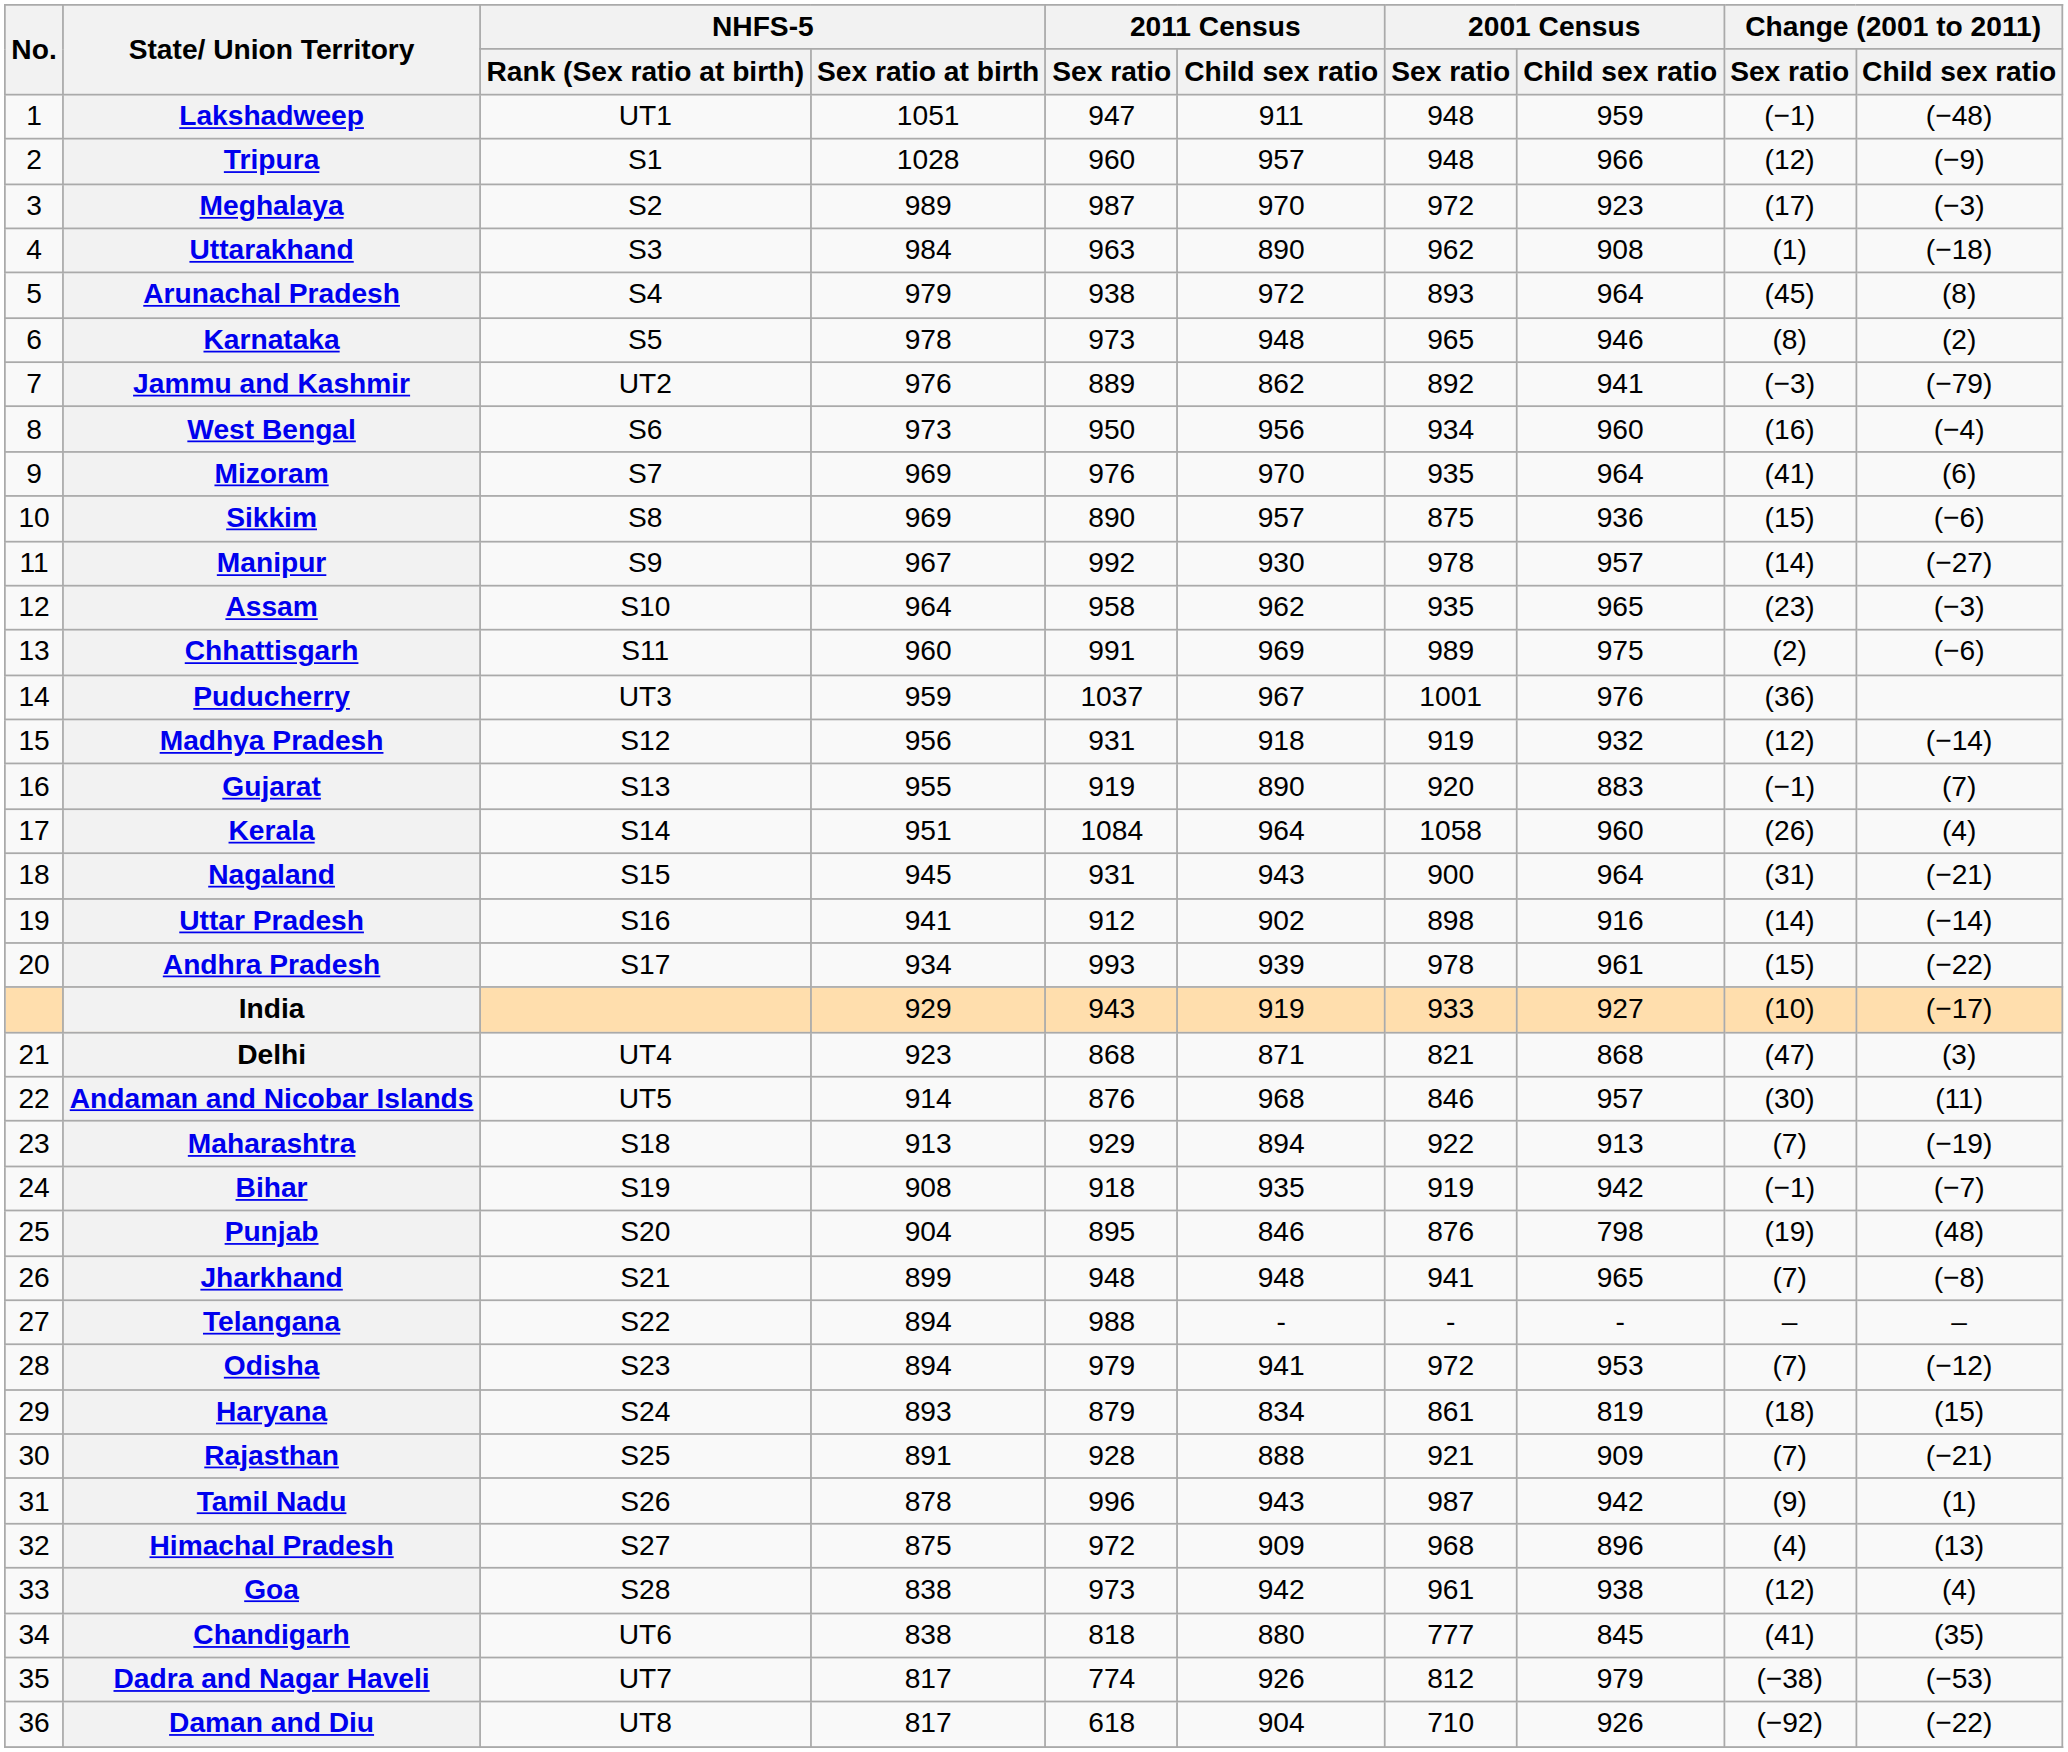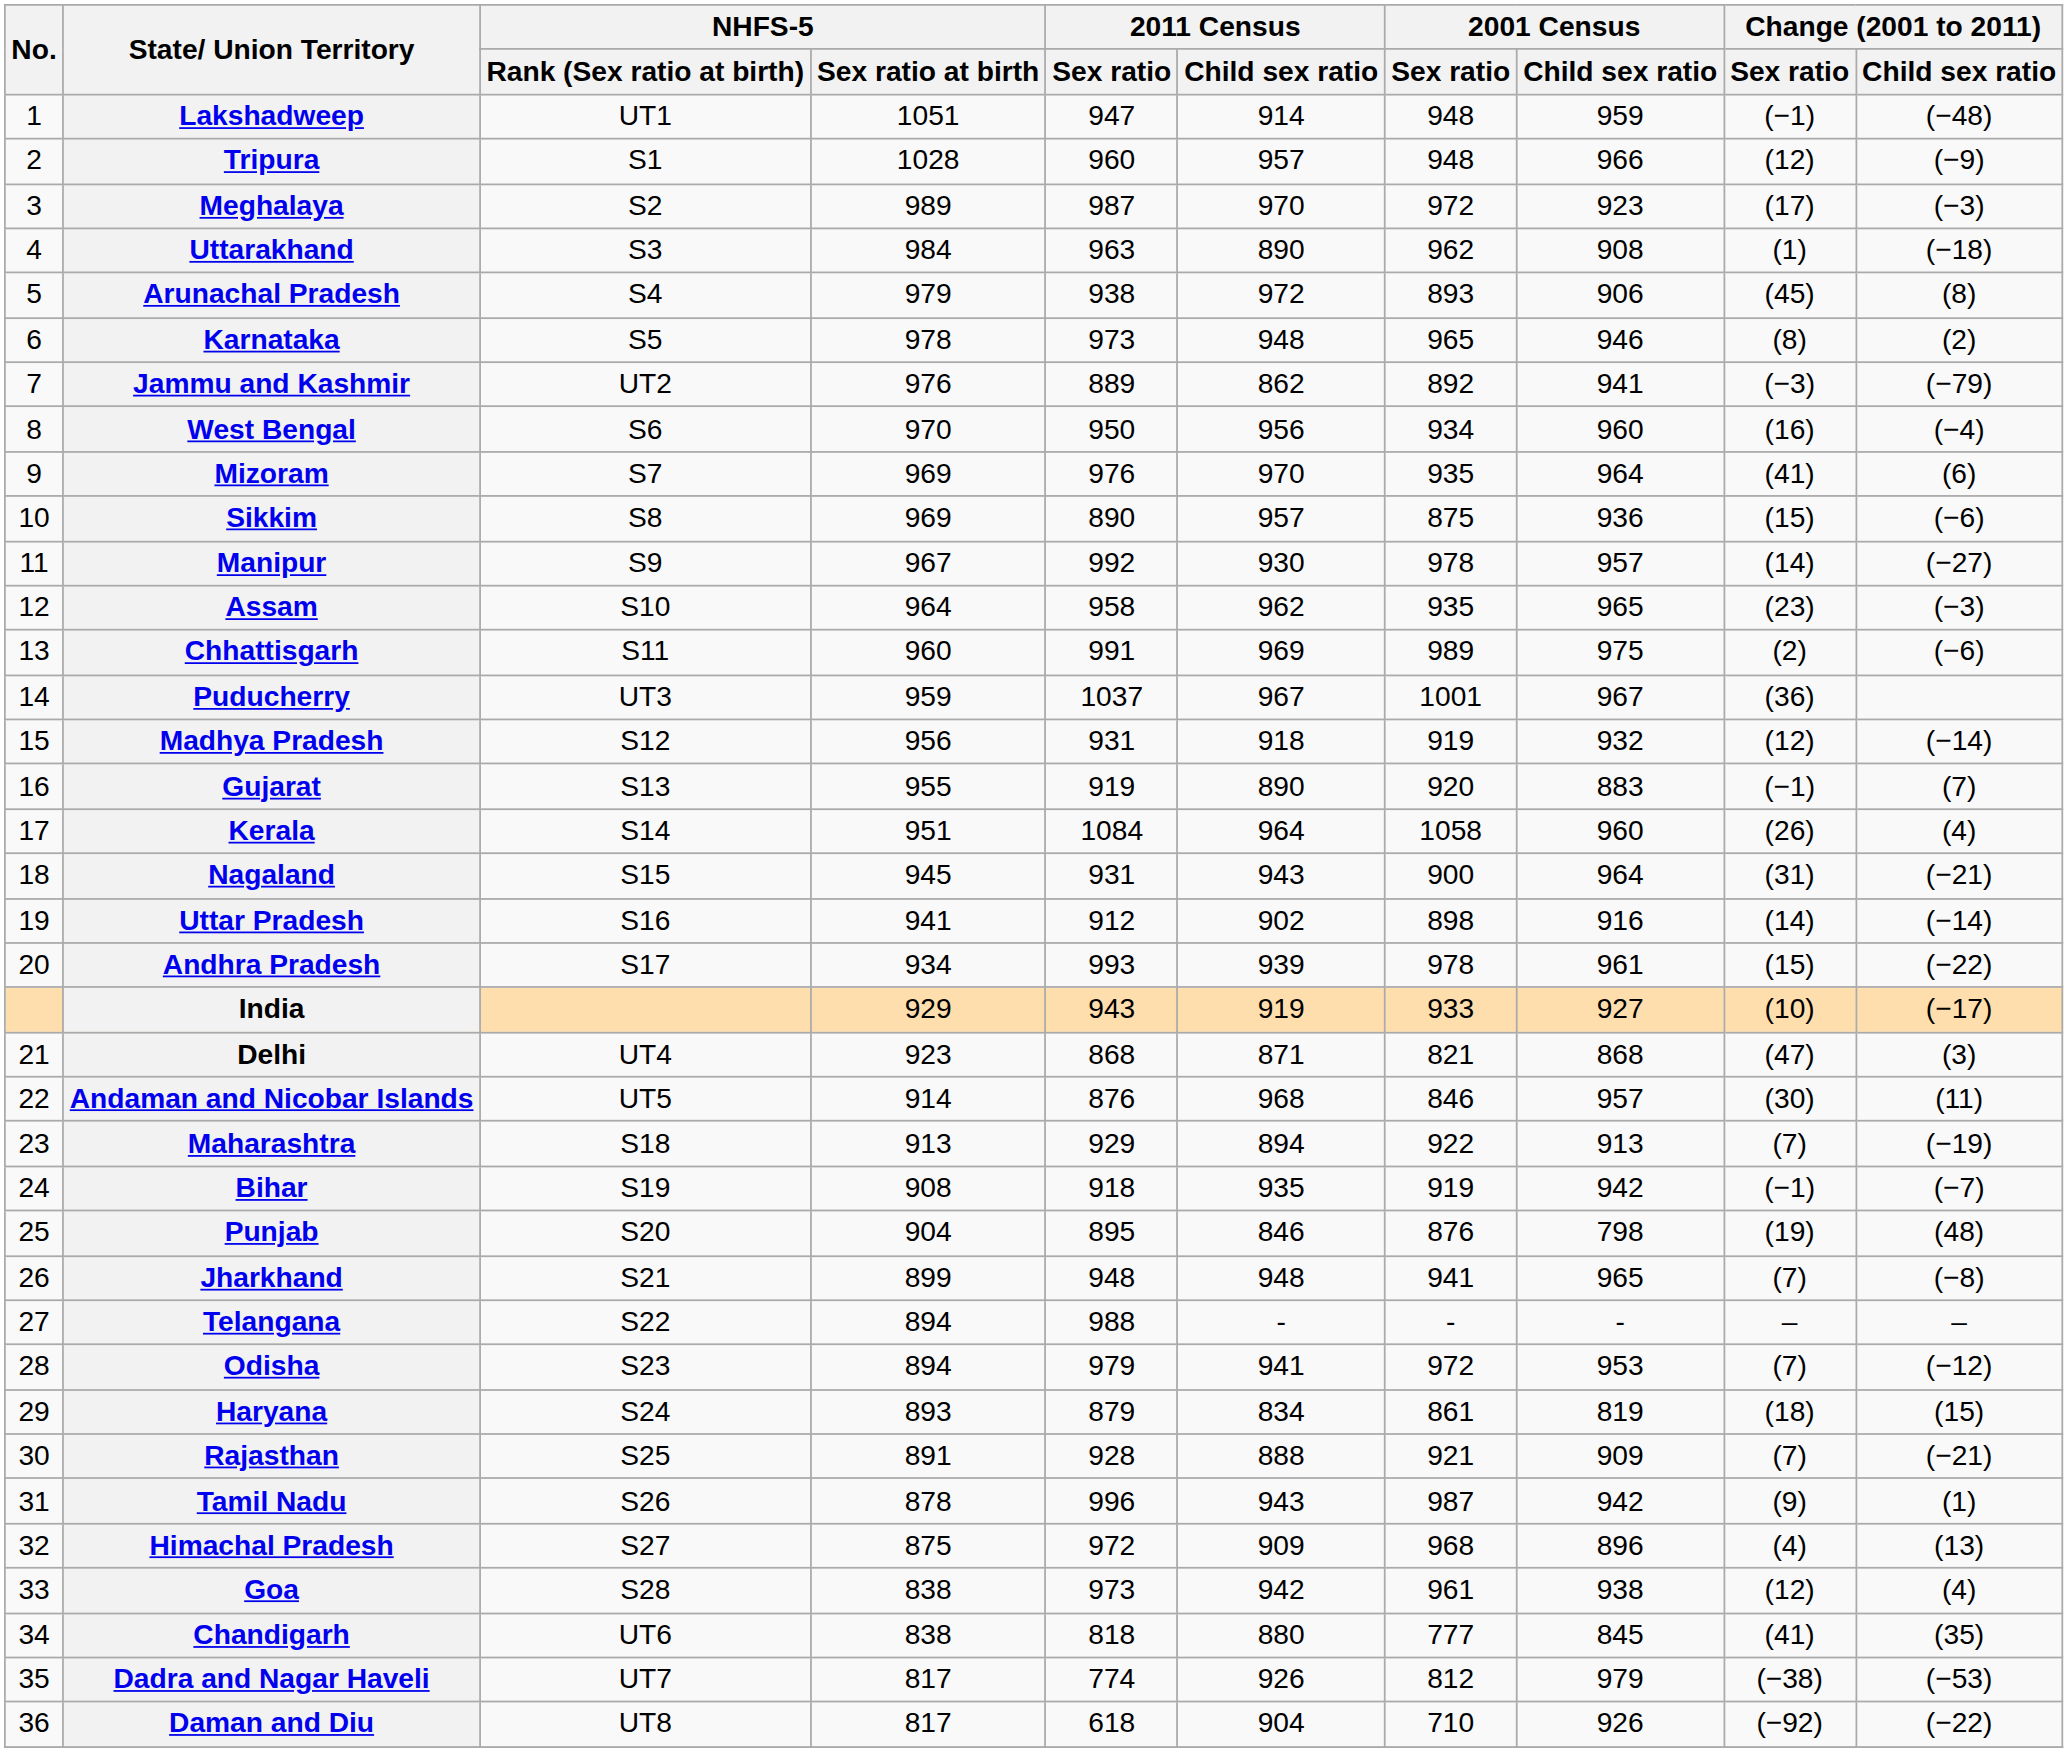(1281, 116) 911 -> (1281, 116) 914
(1620, 294) 964 -> (1620, 294) 906
(928, 428) 973 -> (928, 428) 970
(1620, 696) 976 -> (1620, 696) 967
